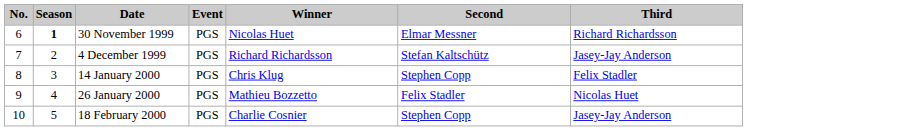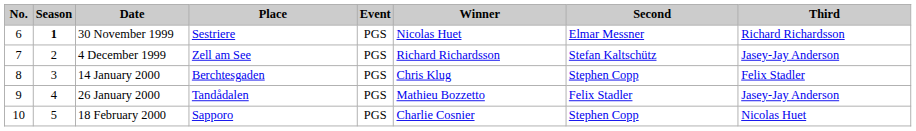+ column: (273, 14)
(606, 95) Nicolas Huet -> (790, 95) Jasey-Jay Anderson
(622, 115) Jasey-Jay Anderson -> (774, 115) Nicolas Huet
